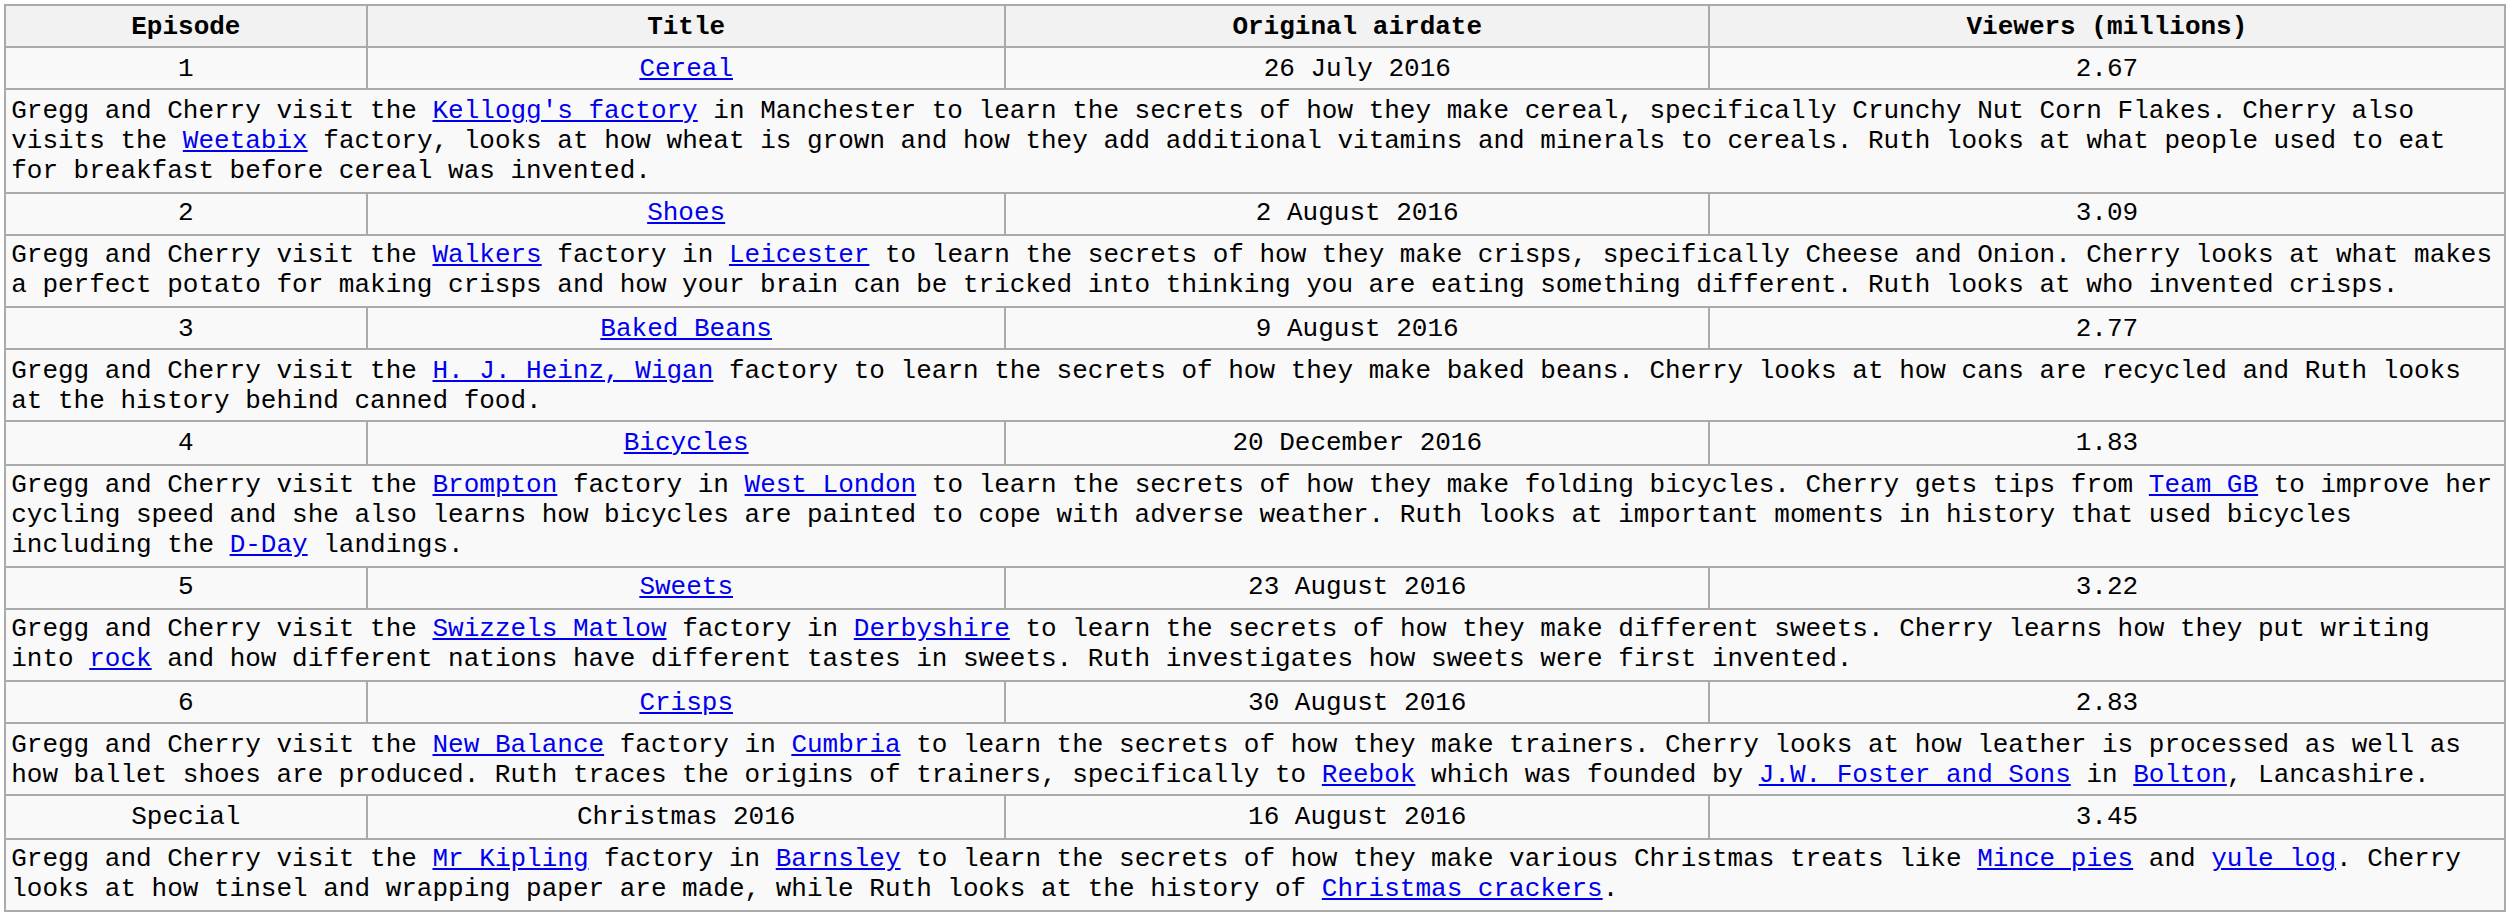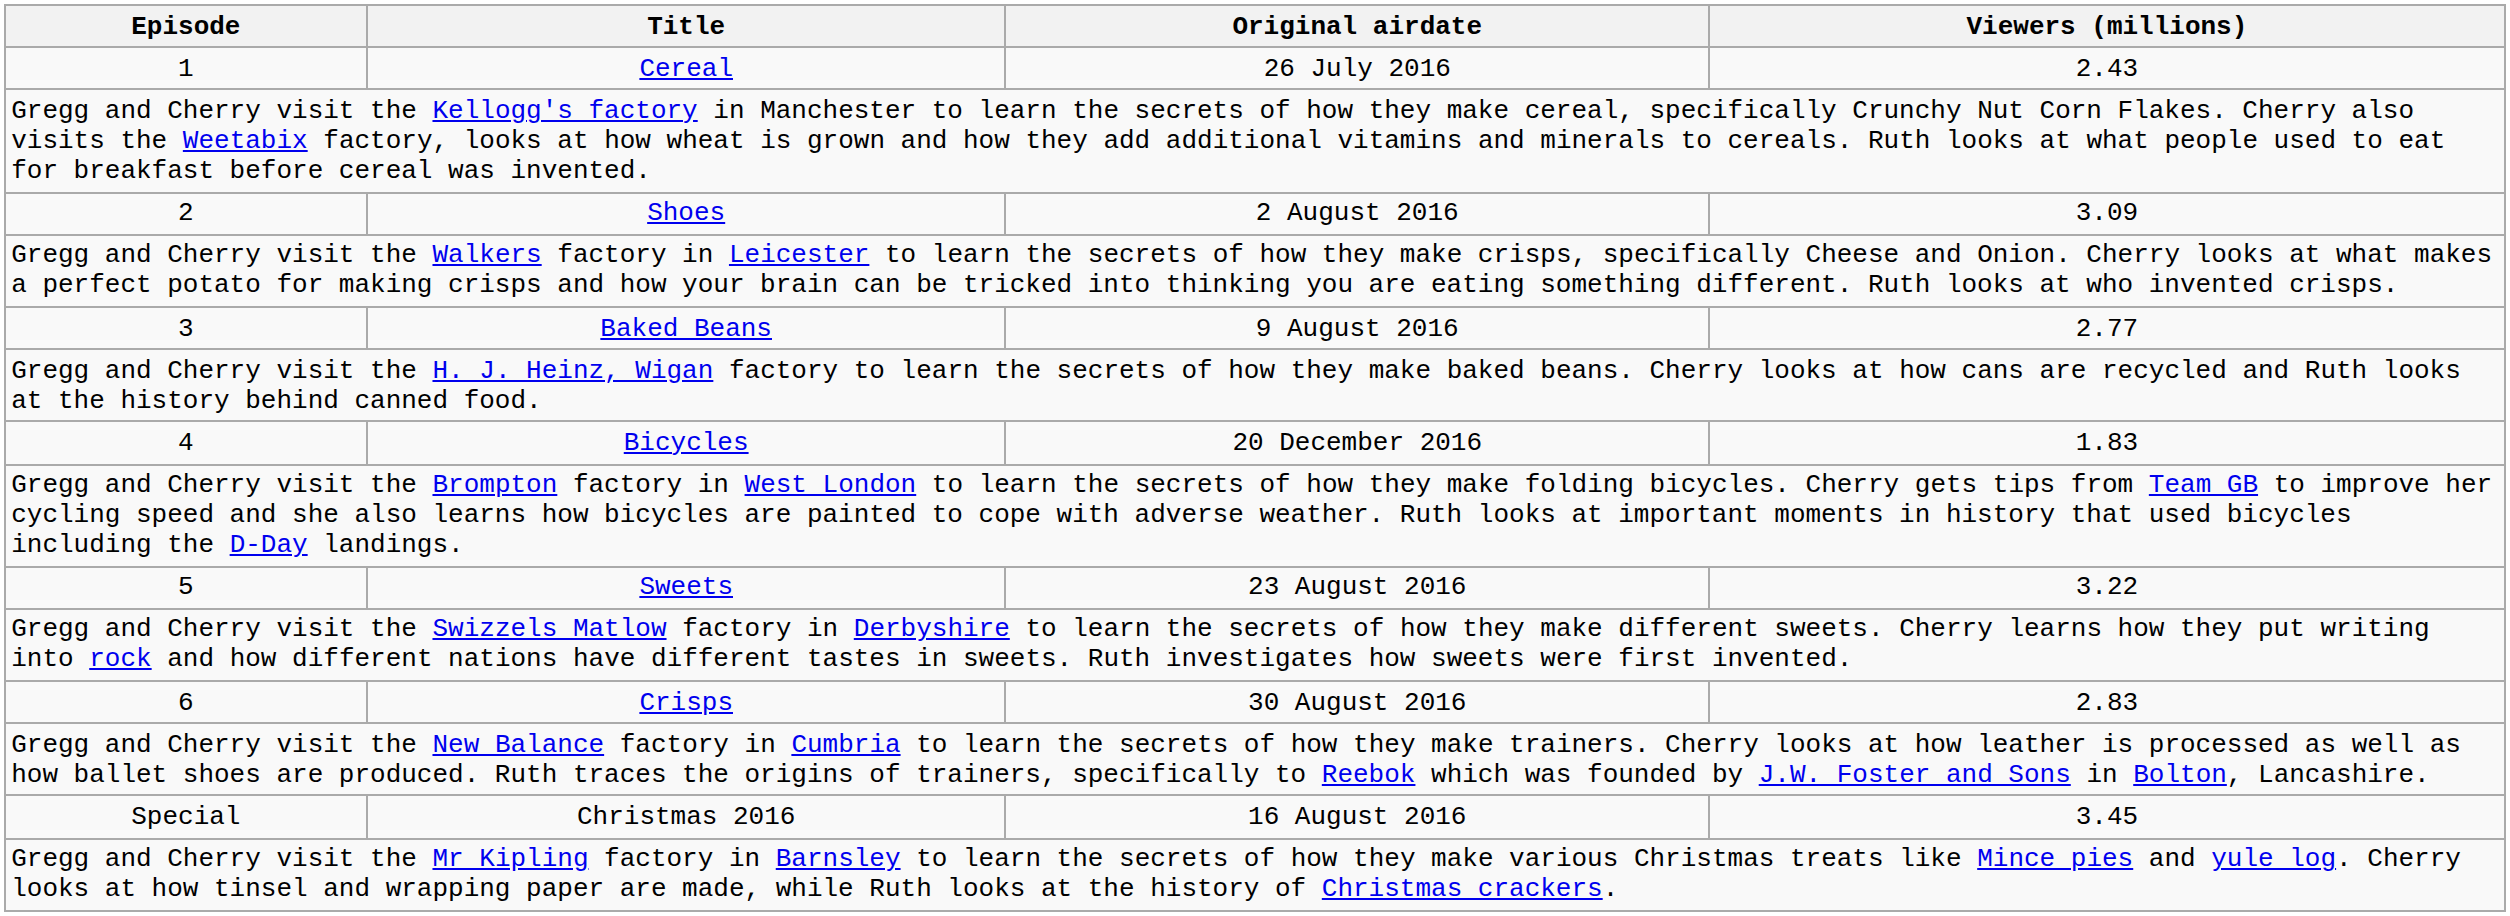(2107, 69) 2.67 -> (2107, 69) 2.43
